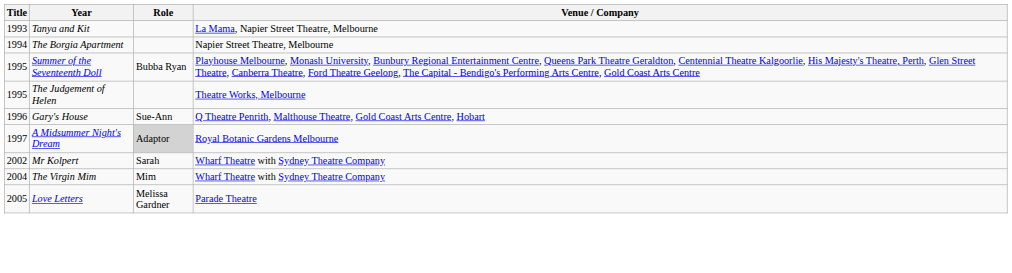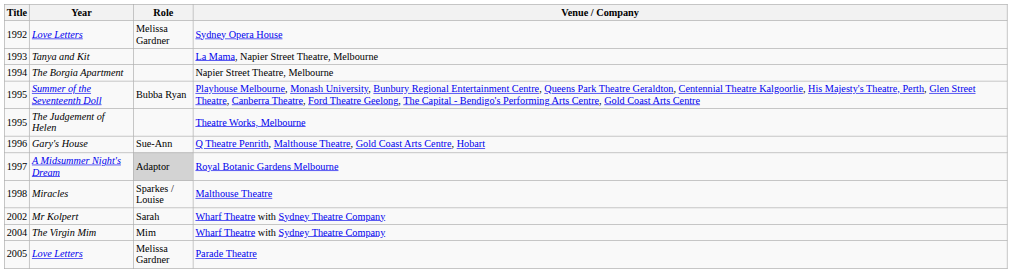+ row: (57, 34)
+ row: (50, 194)
